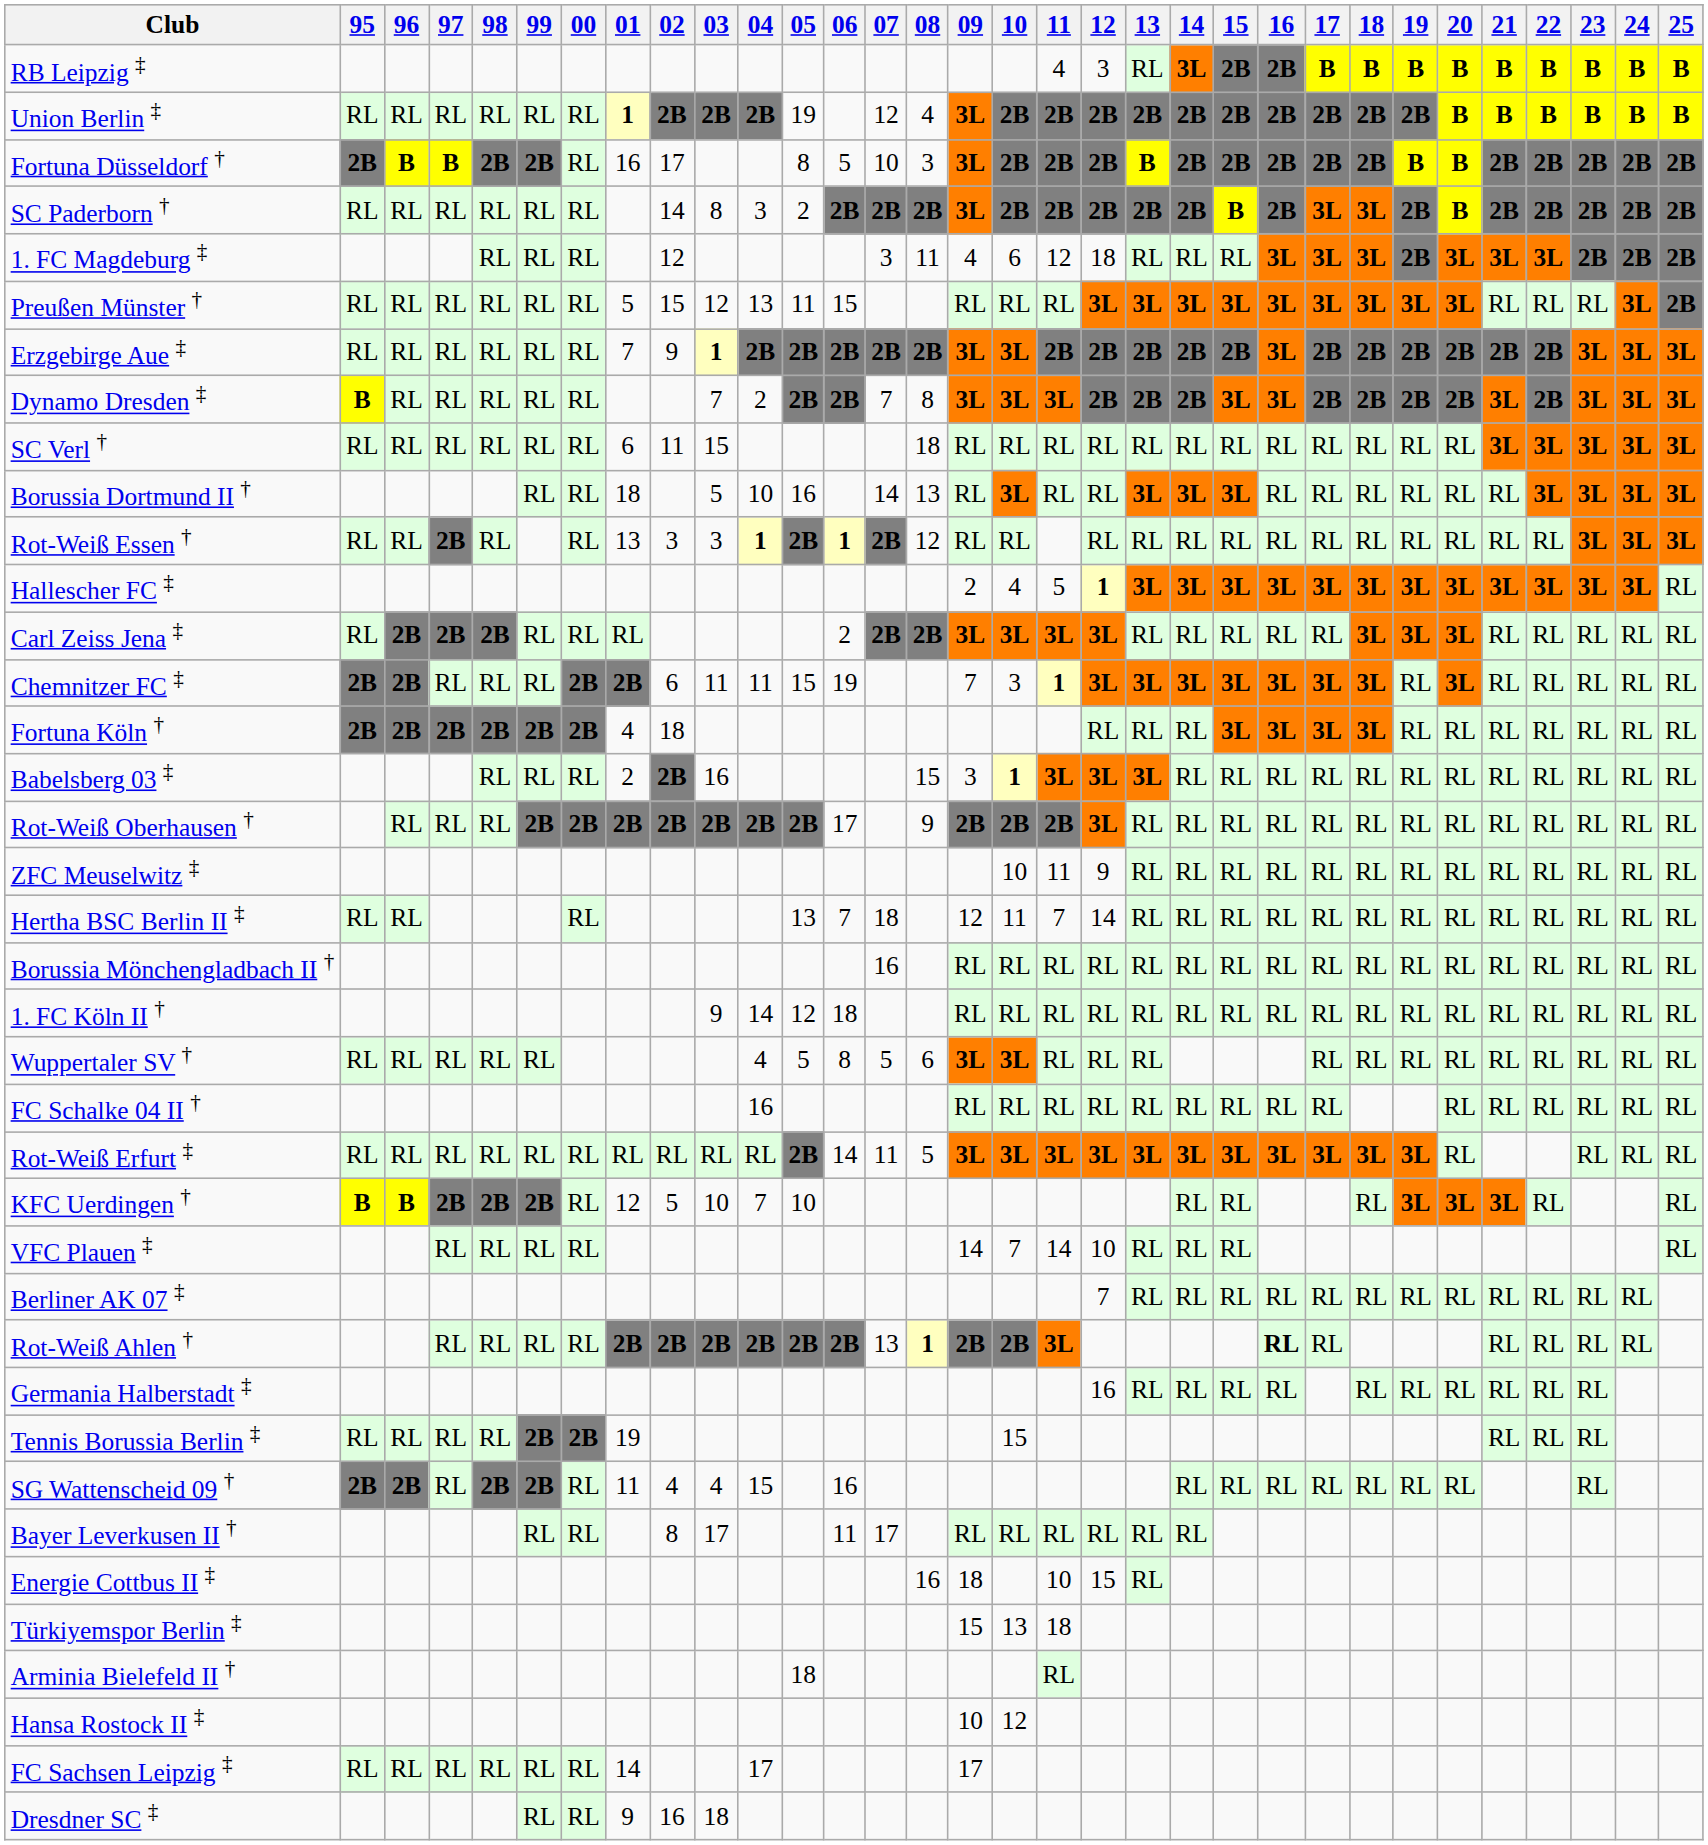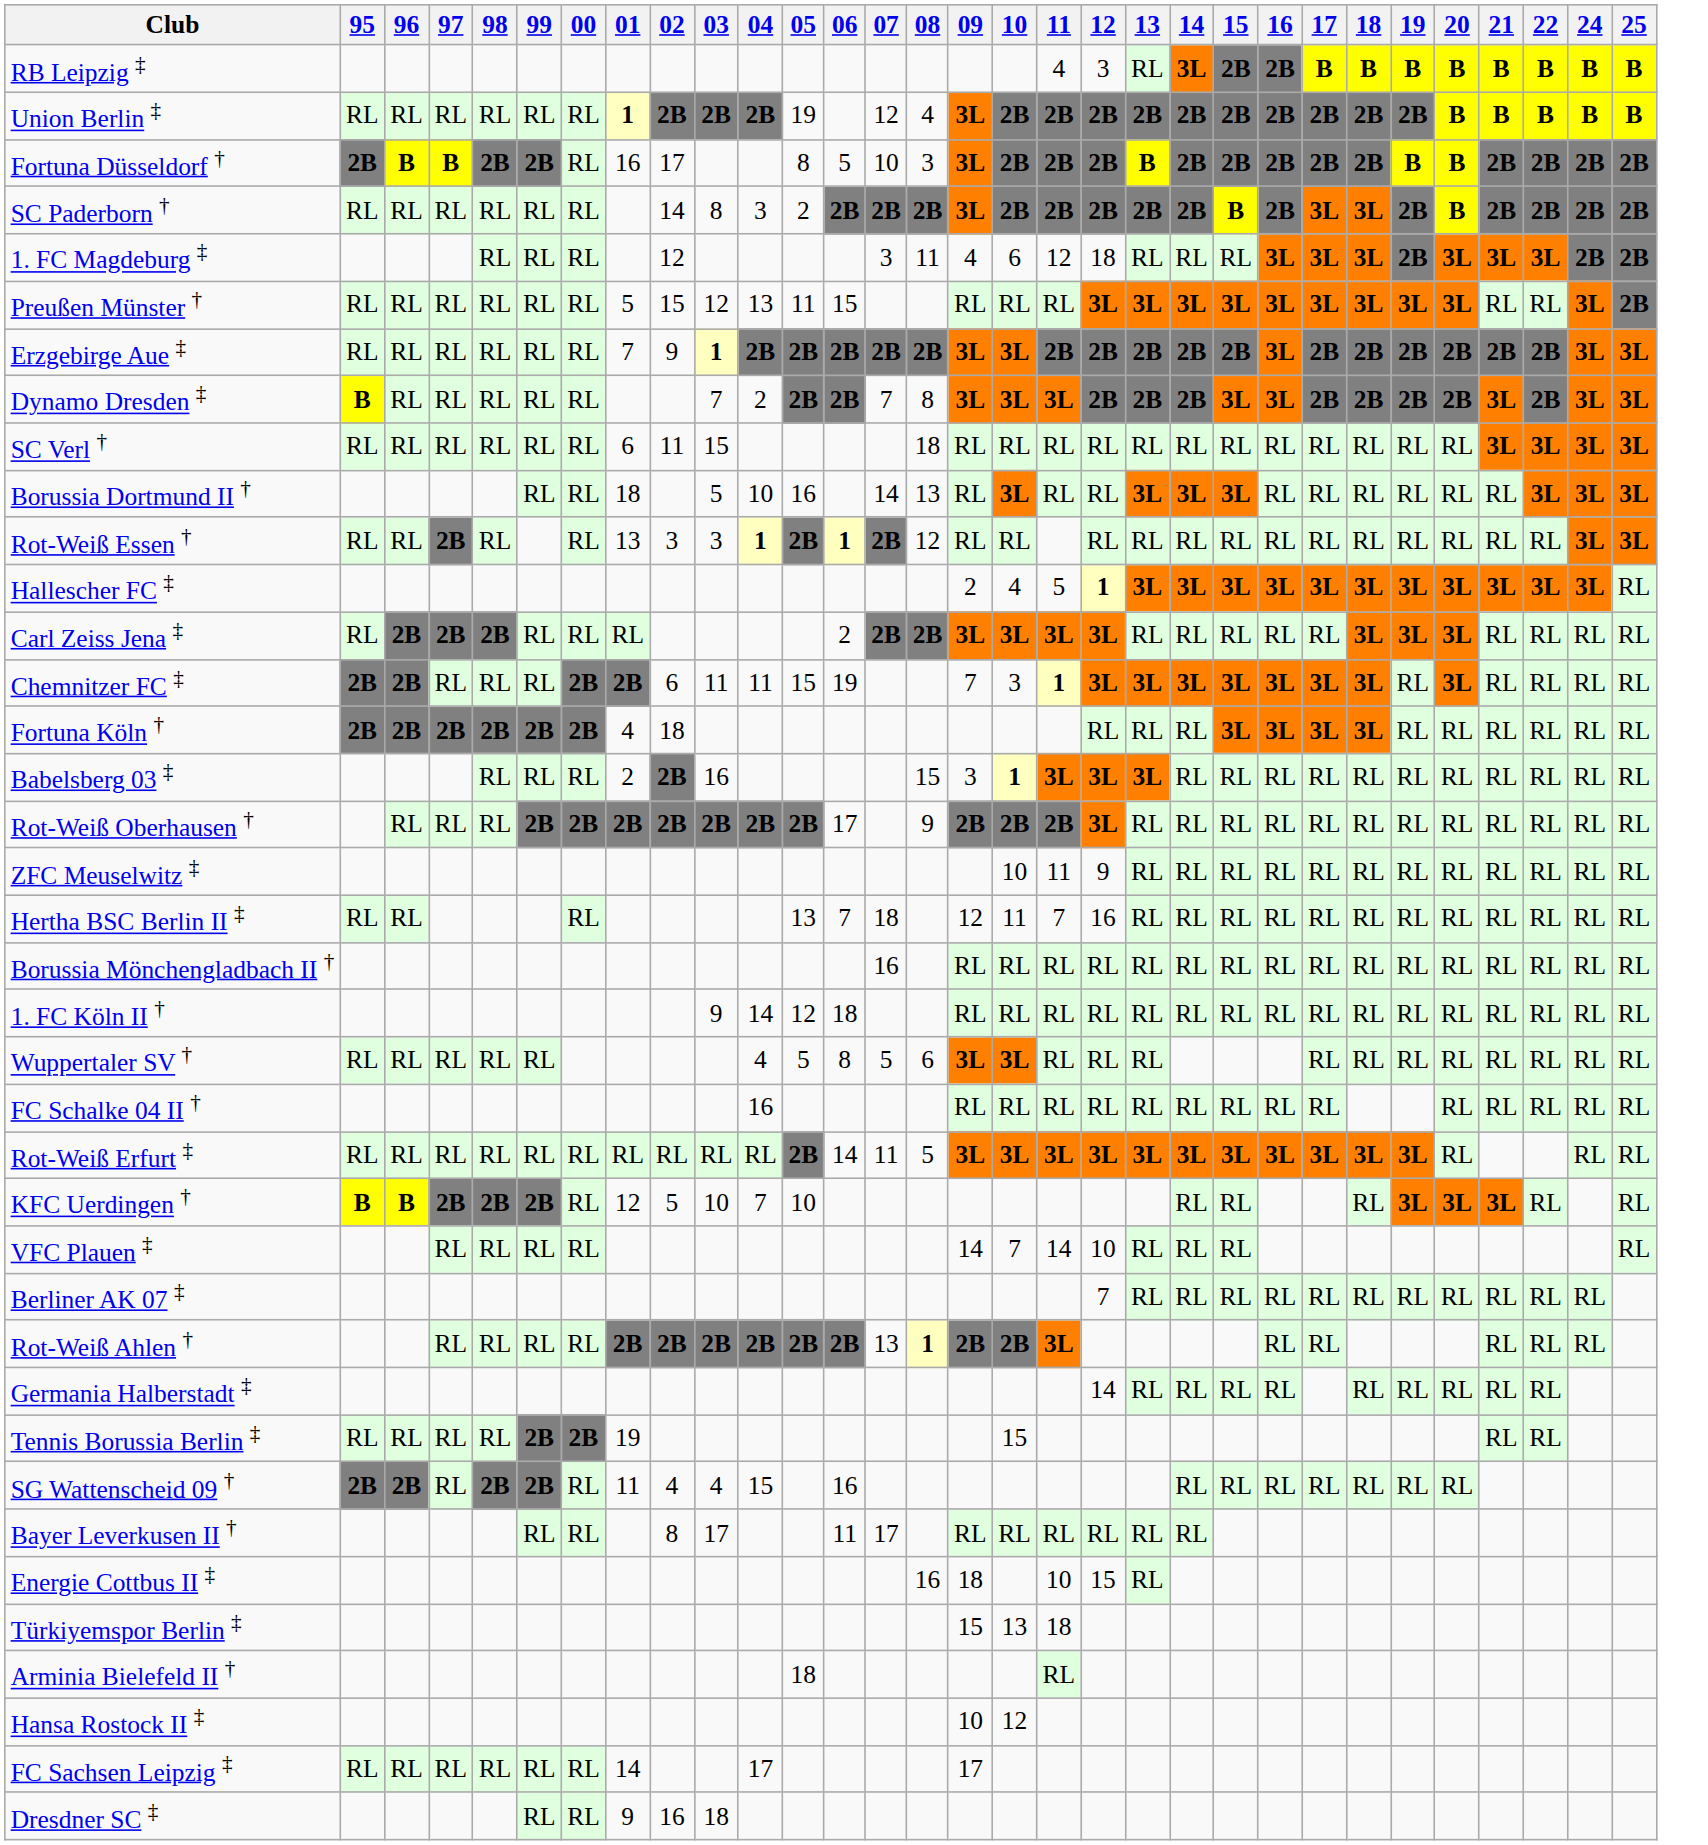- column: (1593, 24)
(1103, 918) 14 -> (1103, 918) 16
(1282, 1343) bold -> (1280, 1343) normal
(1103, 1390) 16 -> (1103, 1390) 14
